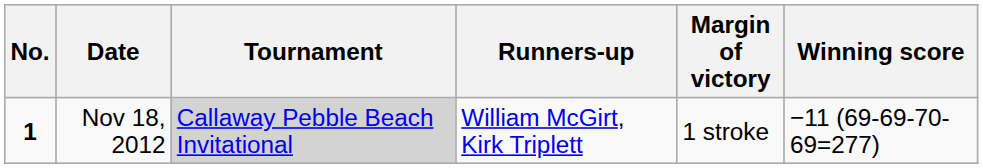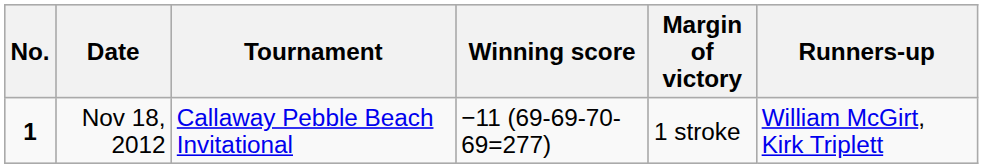columns swapped: (881, 51) <-> (566, 51)
(305, 131) lightgrey background -> (305, 131) no background
